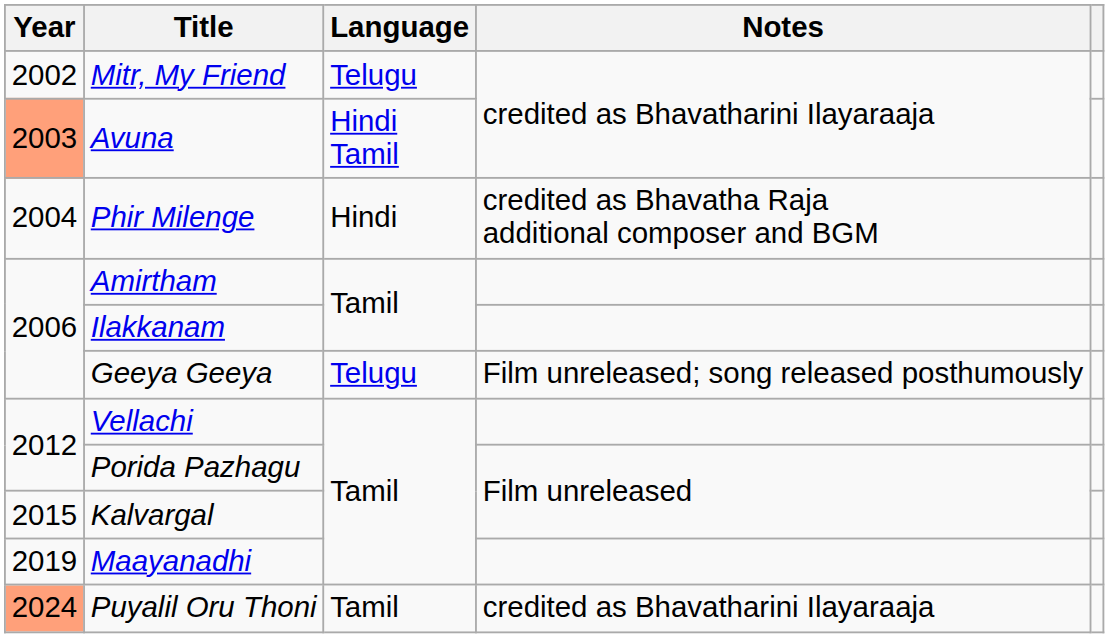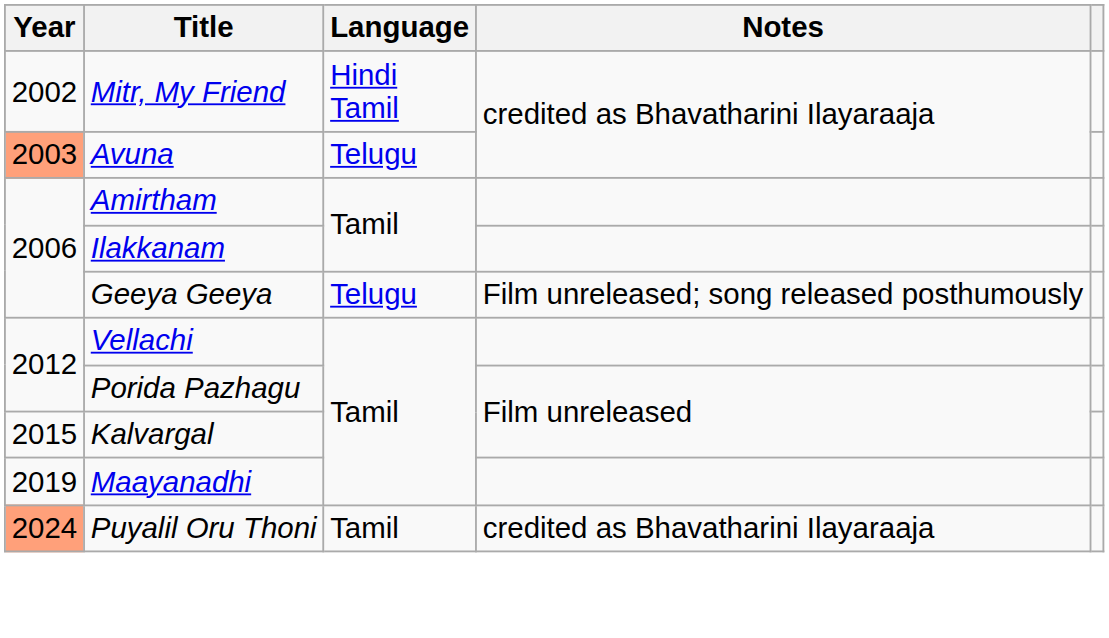(374, 74) Telugu -> (364, 91) Hindi Tamil
(364, 137) Hindi Tamil -> (374, 154) Telugu
- row: (173, 217)
